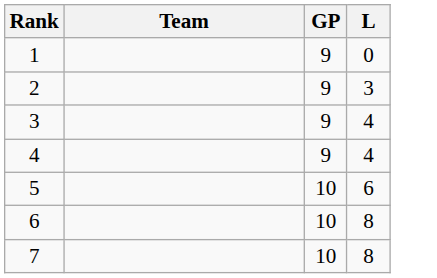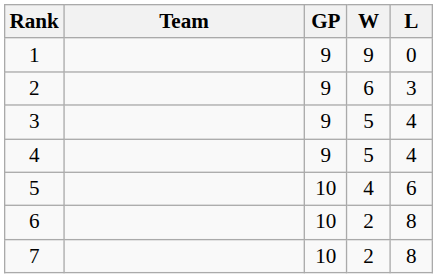+ column: (369, 21)
